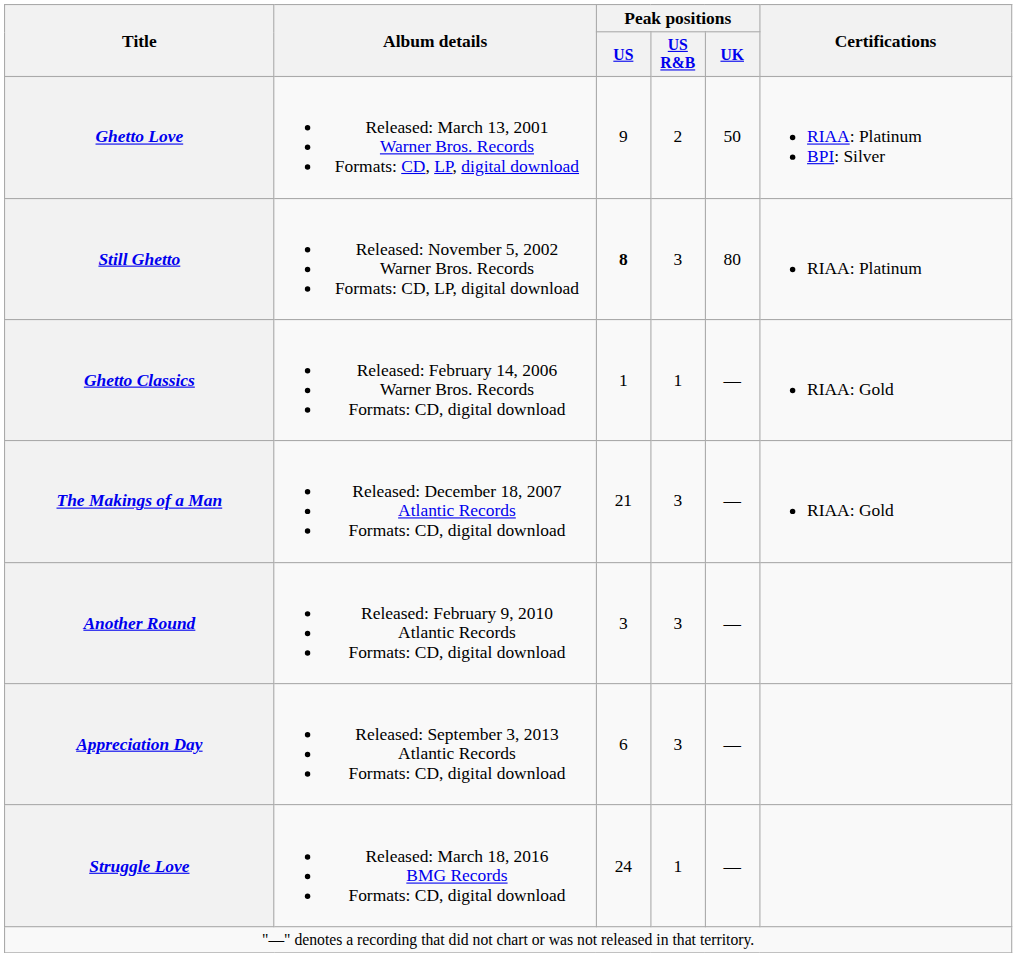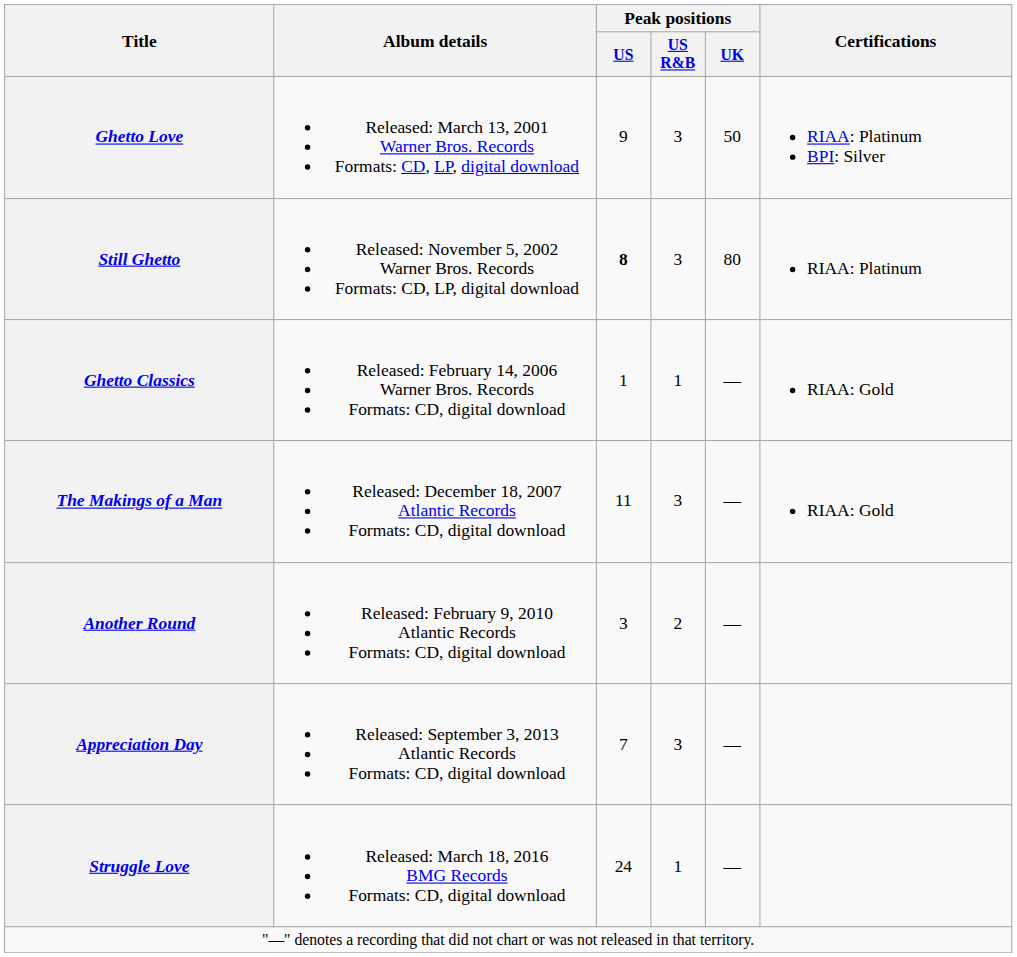(678, 137) 2 -> (678, 137) 3
(623, 501) 21 -> (623, 501) 11
(678, 622) 3 -> (678, 622) 2
(623, 744) 6 -> (623, 744) 7
